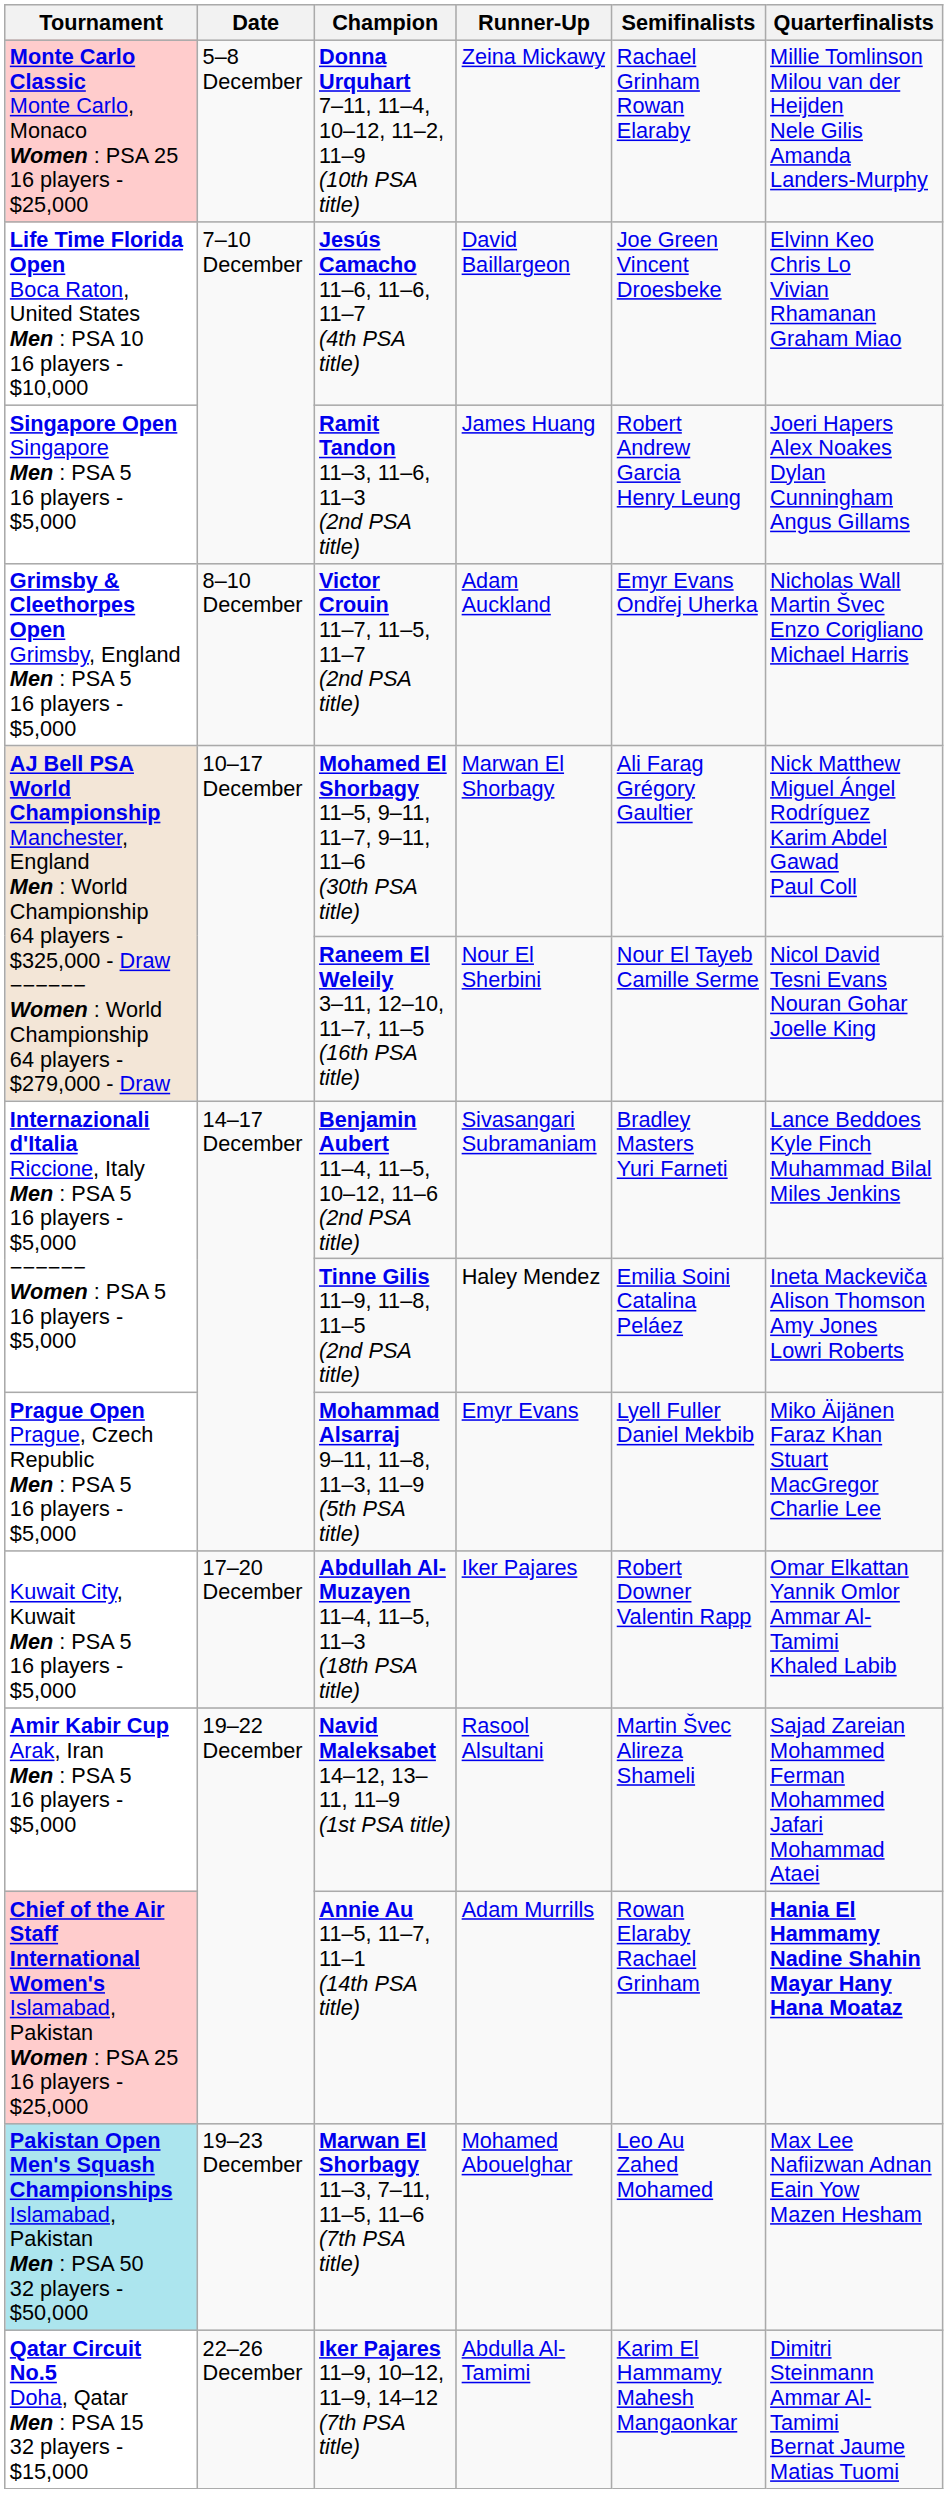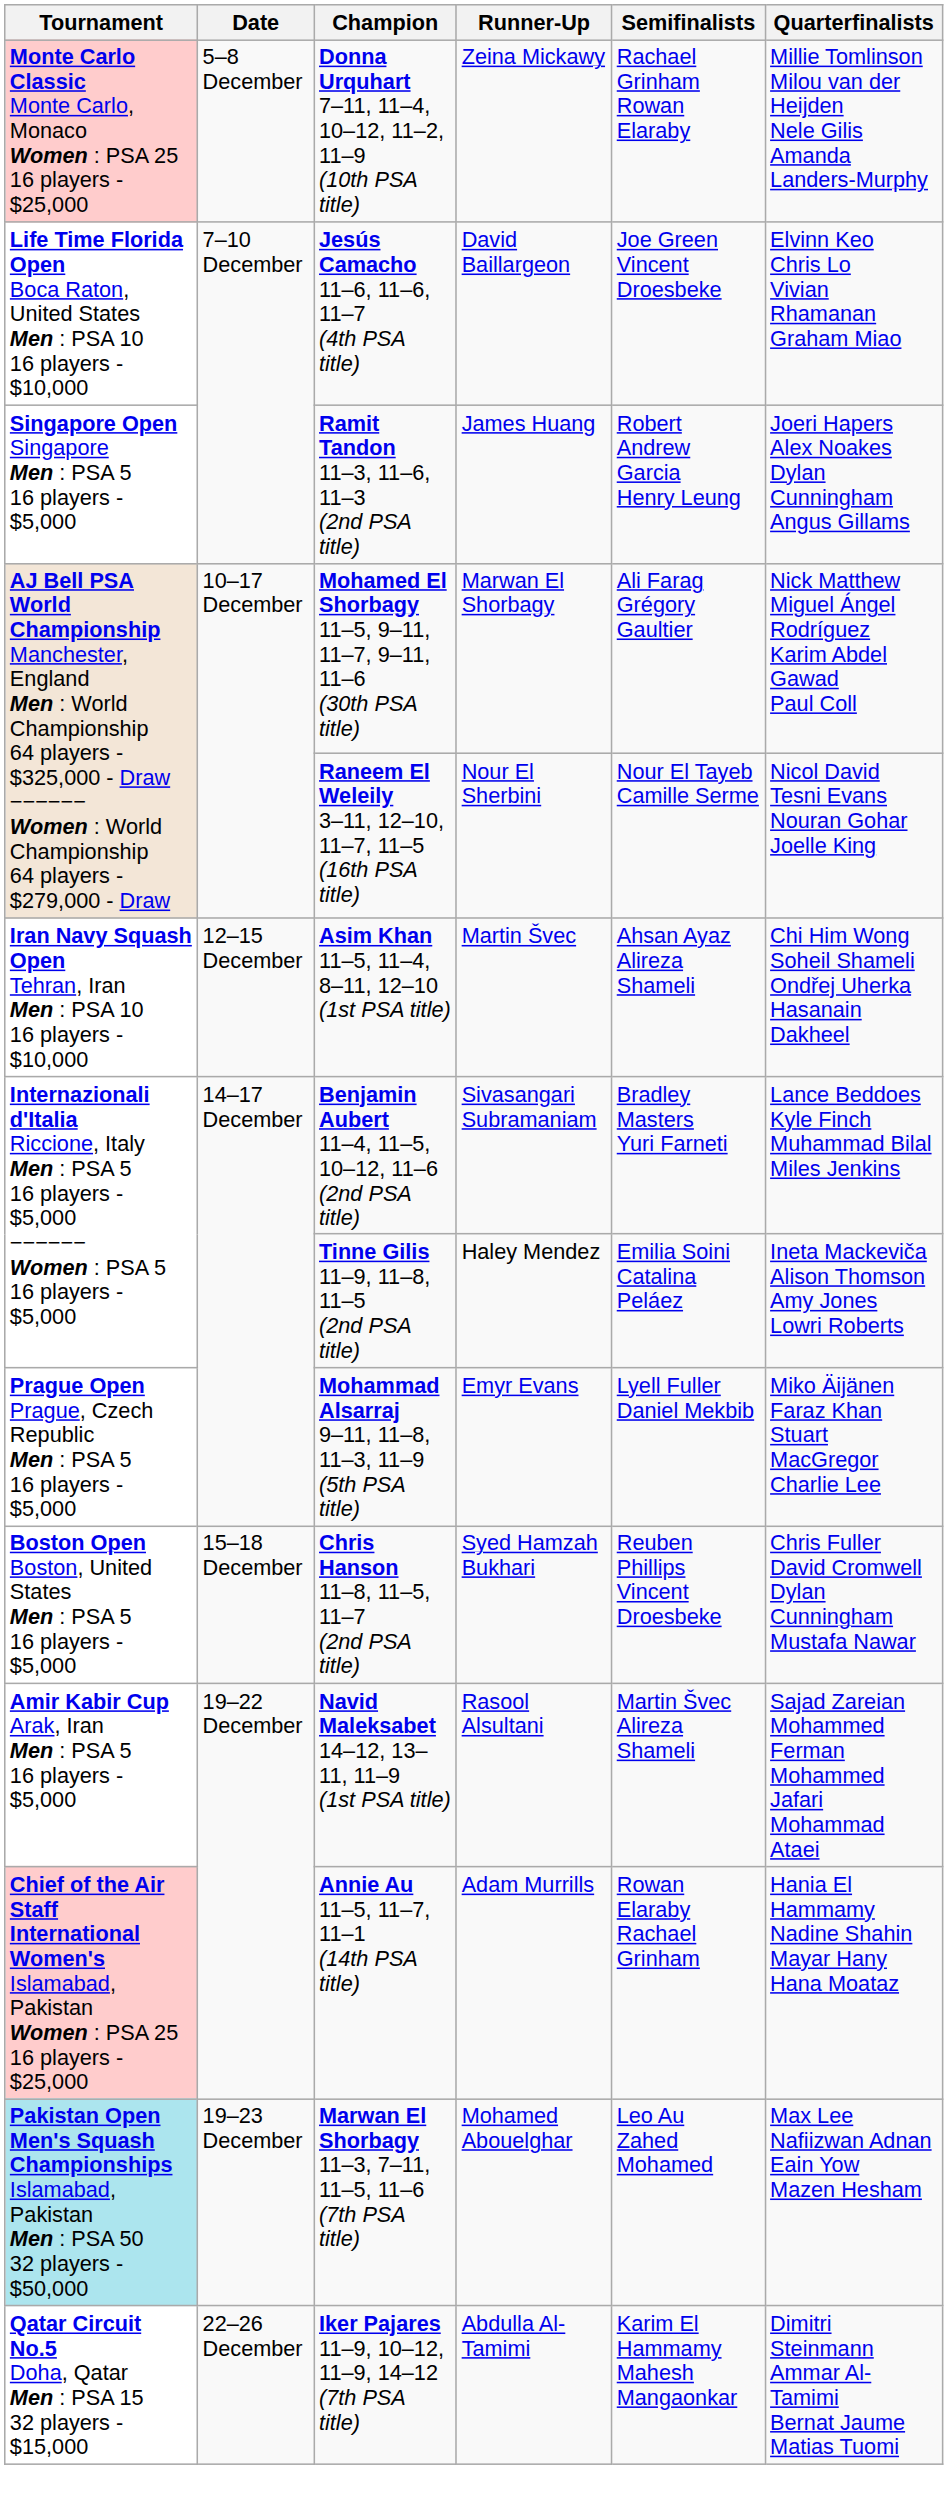- row: (375, 642)
+ row: (385, 973)
+ row: (375, 1605)
- row: (382, 1629)
(845, 1958) bold -> (841, 1933) normal
